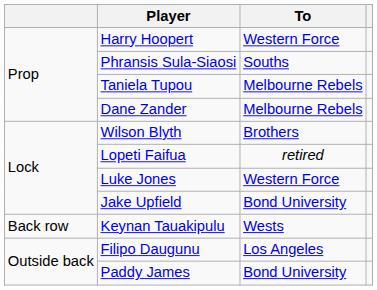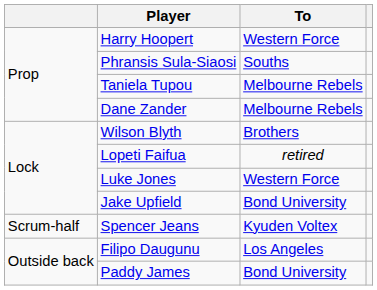- row: (163, 226)
+ row: (150, 226)
